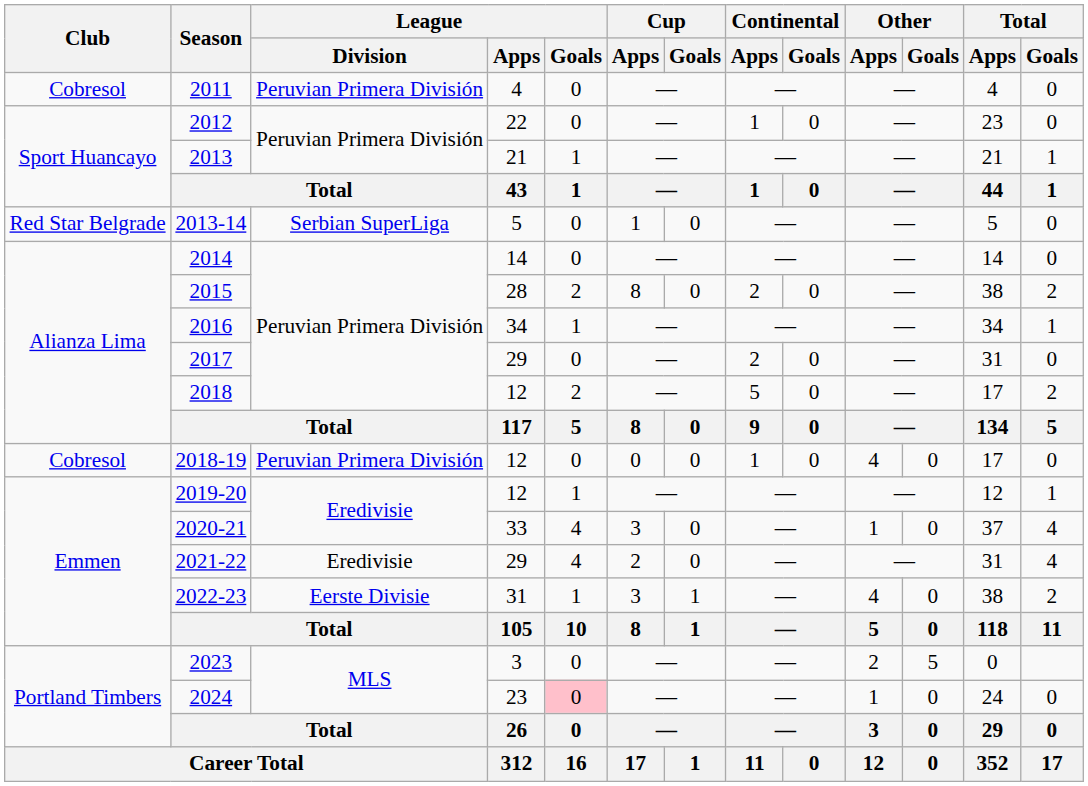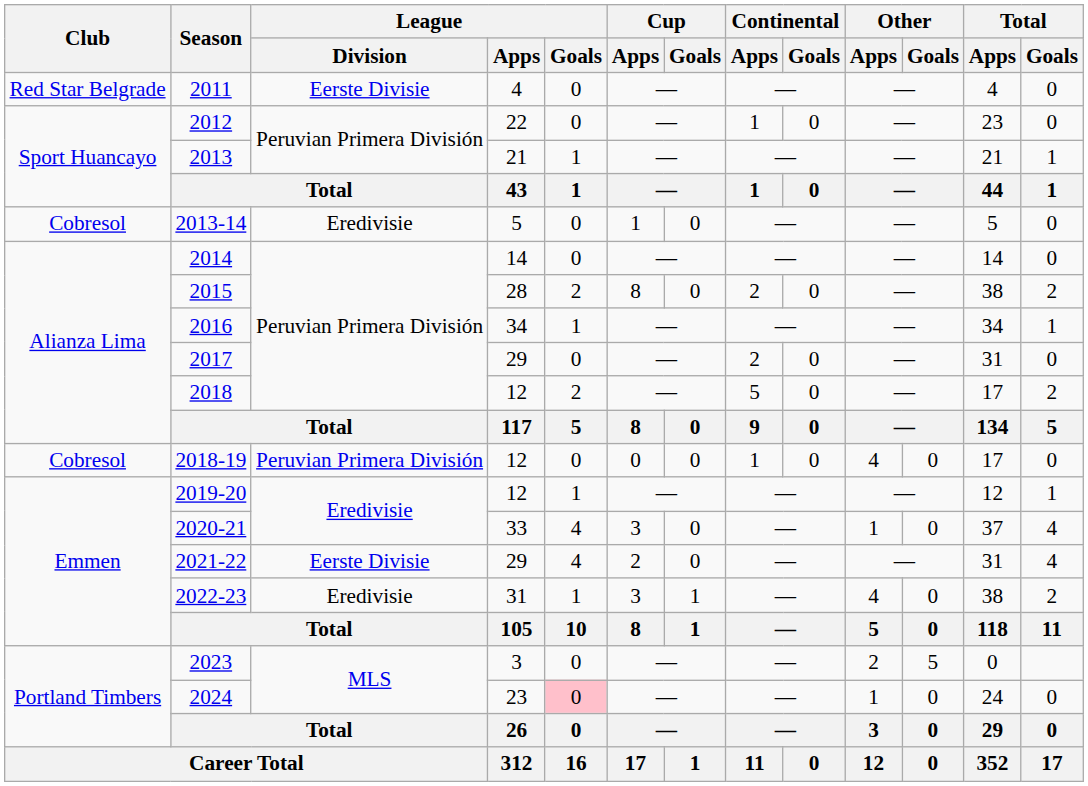(88, 88) Cobresol -> (88, 88) Red Star Belgrade
(370, 88) Peruvian Primera División -> (370, 88) Eerste Divisie
(88, 223) Red Star Belgrade -> (88, 223) Cobresol
(370, 223) Serbian SuperLiga -> (370, 223) Eredivisie
(370, 561) Eredivisie -> (370, 561) Eerste Divisie
(370, 595) Eerste Divisie -> (370, 595) Eredivisie
